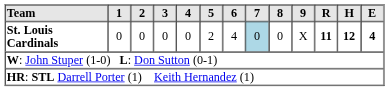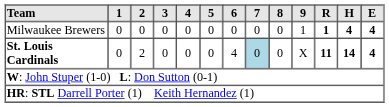+ row: (56, 29)
(142, 36) 0 -> (142, 53) 2
(211, 36) 2 -> (211, 53) 0
(349, 36) 12 -> (349, 53) 14
